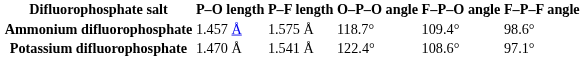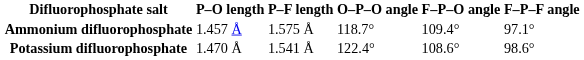(519, 29) 98.6° -> (519, 29) 97.1°
(519, 48) 97.1° -> (519, 48) 98.6°
